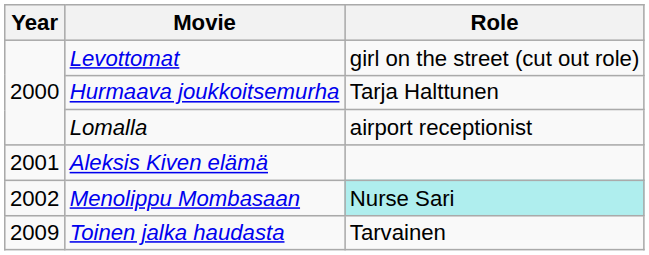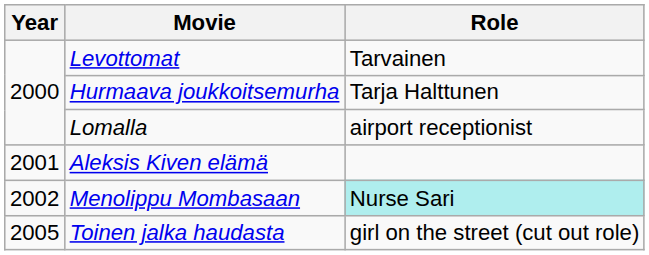(495, 58) girl on the street (cut out role) -> (398, 58) Tarvainen
(35, 233) 2009 -> (35, 233) 2005
(398, 233) Tarvainen -> (495, 233) girl on the street (cut out role)
